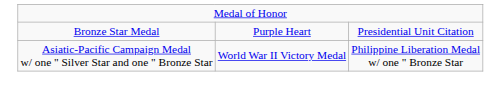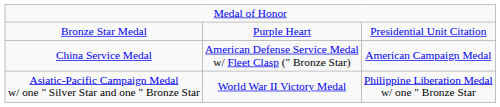+ row: (104, 55)
